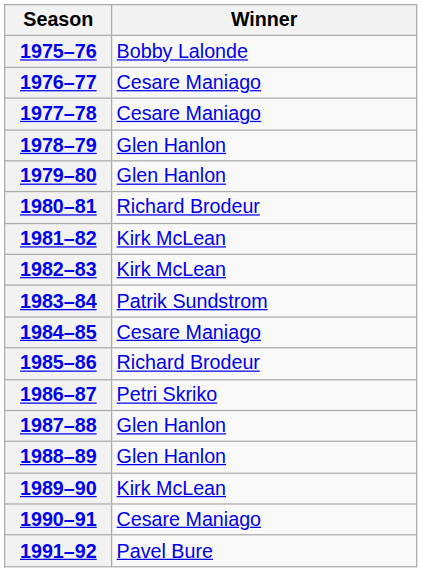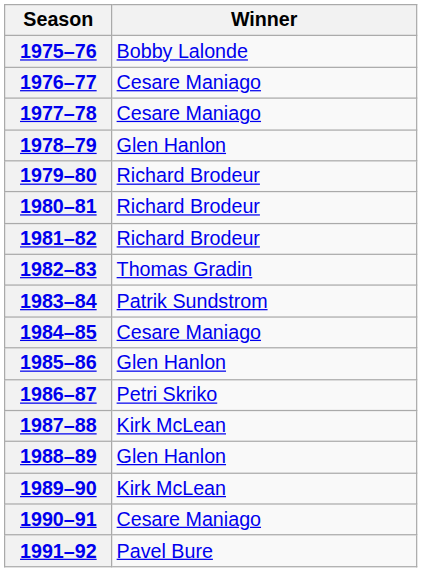(171, 176) Glen Hanlon -> (188, 176) Richard Brodeur
(171, 238) Kirk McLean -> (188, 238) Richard Brodeur
(171, 269) Kirk McLean -> (184, 269) Thomas Gradin
(188, 363) Richard Brodeur -> (171, 363) Glen Hanlon
(171, 425) Glen Hanlon -> (171, 425) Kirk McLean
